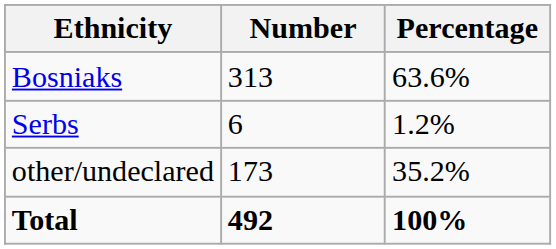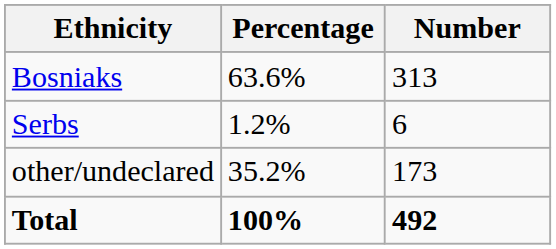columns swapped: (303, 28) <-> (467, 28)
